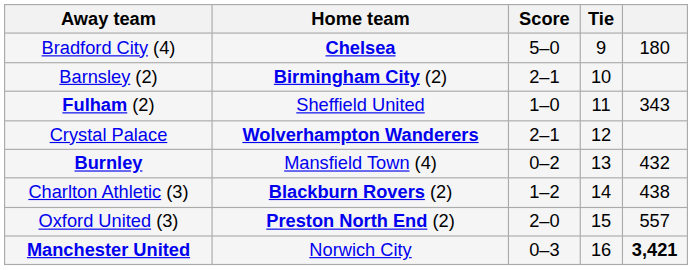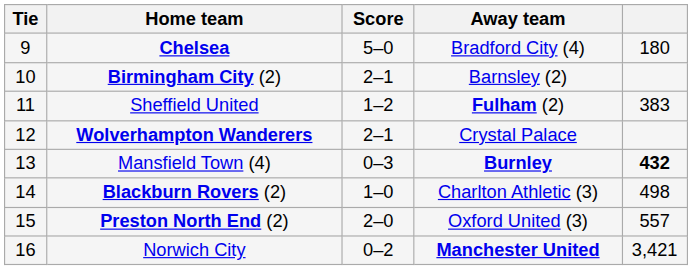columns swapped: (601, 18) <-> (108, 18)
(544, 105) 1–0 -> (378, 105) 1–2
(655, 105) 343 -> (655, 105) 383
(544, 163) 0–2 -> (378, 163) 0–3
(655, 163) normal -> (655, 163) bold
(544, 192) 1–2 -> (378, 192) 1–0
(655, 192) 438 -> (655, 192) 498
(544, 250) 0–3 -> (378, 250) 0–2
(655, 250) bold -> (655, 250) normal
